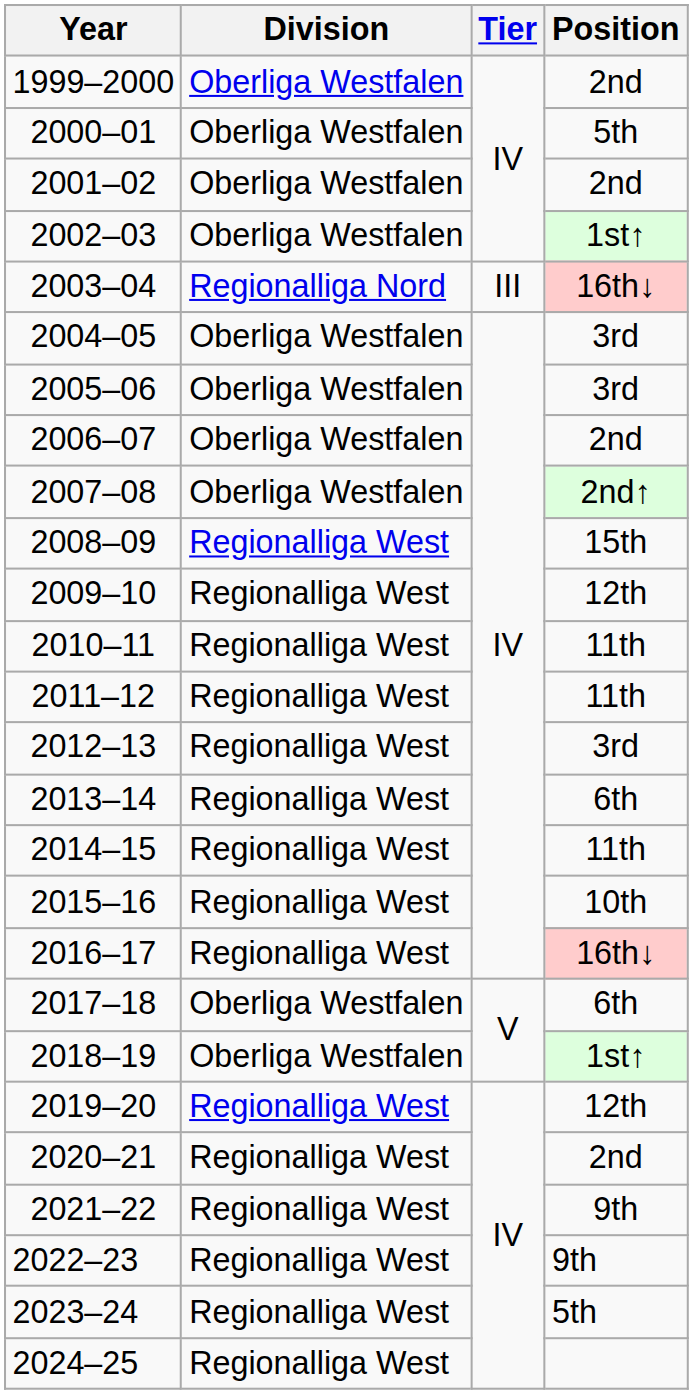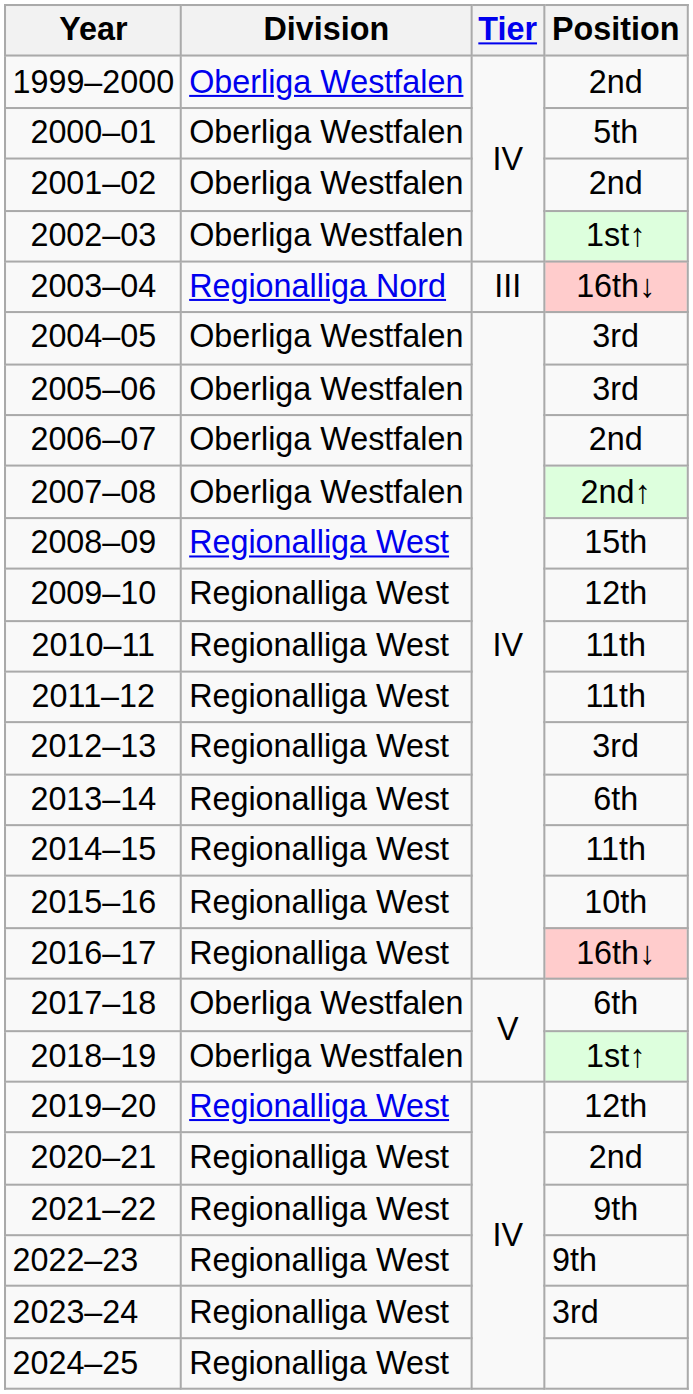(574, 1311) 5th -> (575, 1311) 3rd
